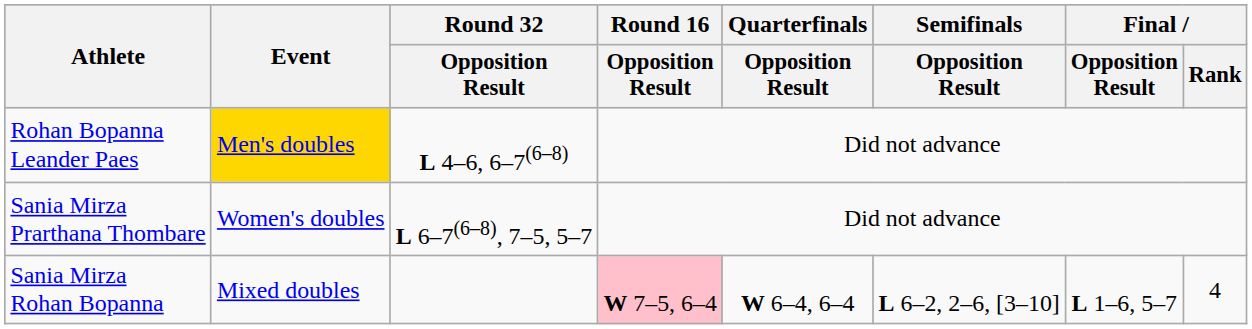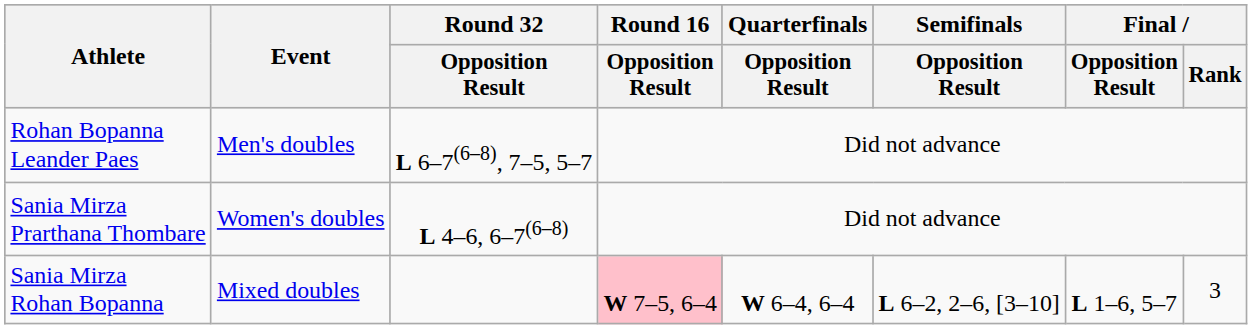(286, 145) gold background -> (286, 145) no background
(494, 159) L 4–6, 6–7(6–8) -> (494, 159) L 6–7(6–8), 7–5, 5–7
(494, 233) L 6–7(6–8), 7–5, 5–7 -> (494, 233) L 4–6, 6–7(6–8)
(1215, 289) 4 -> (1215, 289) 3
